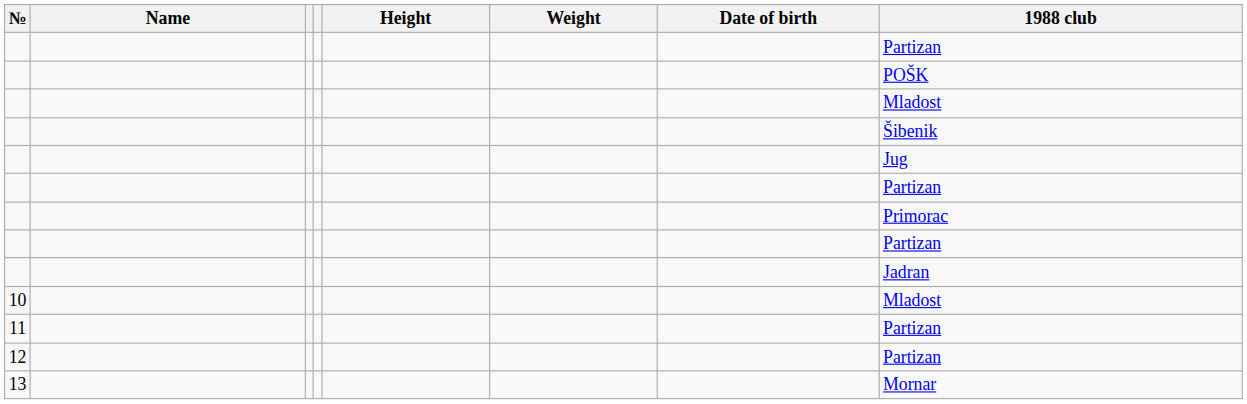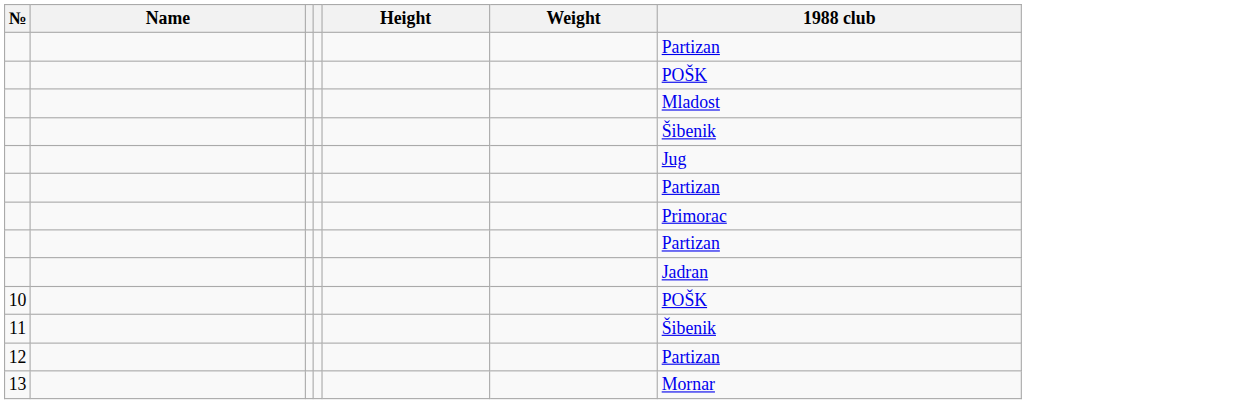- column: (768, 18)
(912, 300) Mladost -> (684, 300) POŠK
(912, 328) Partizan -> (689, 328) Šibenik
